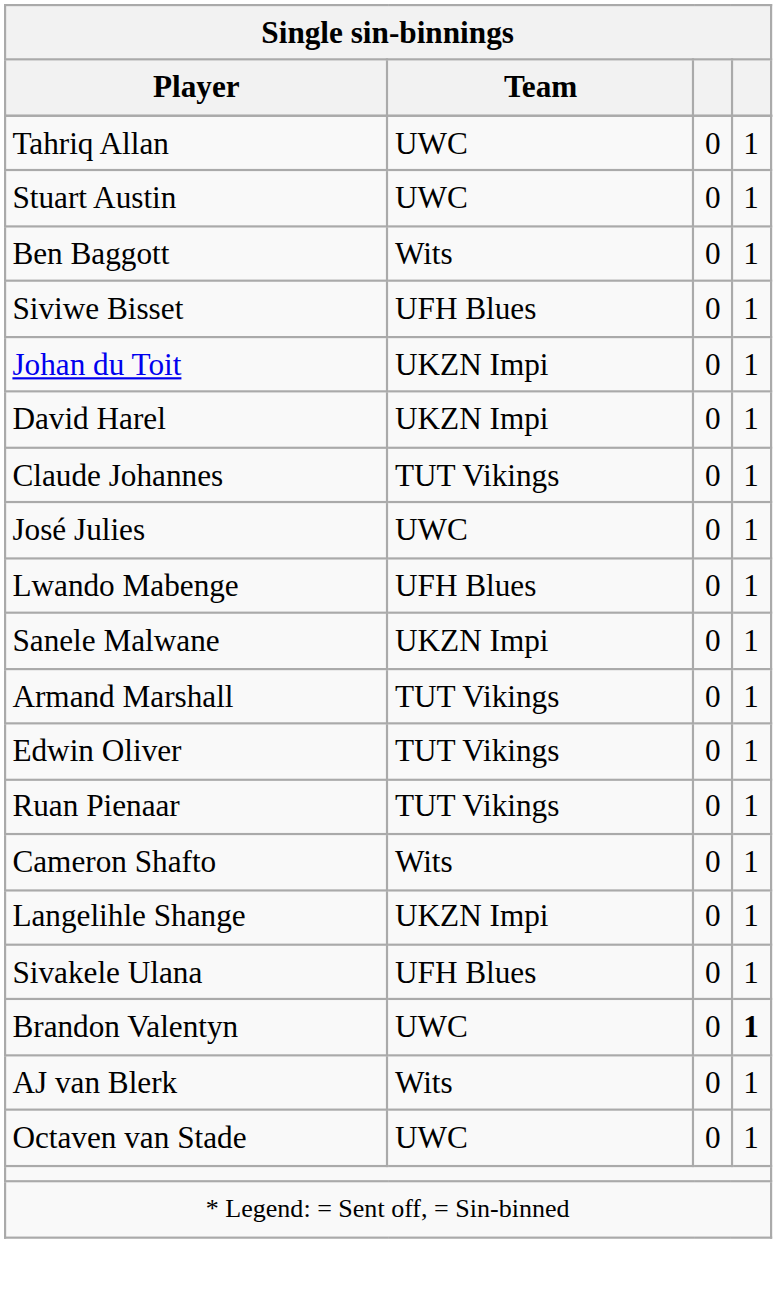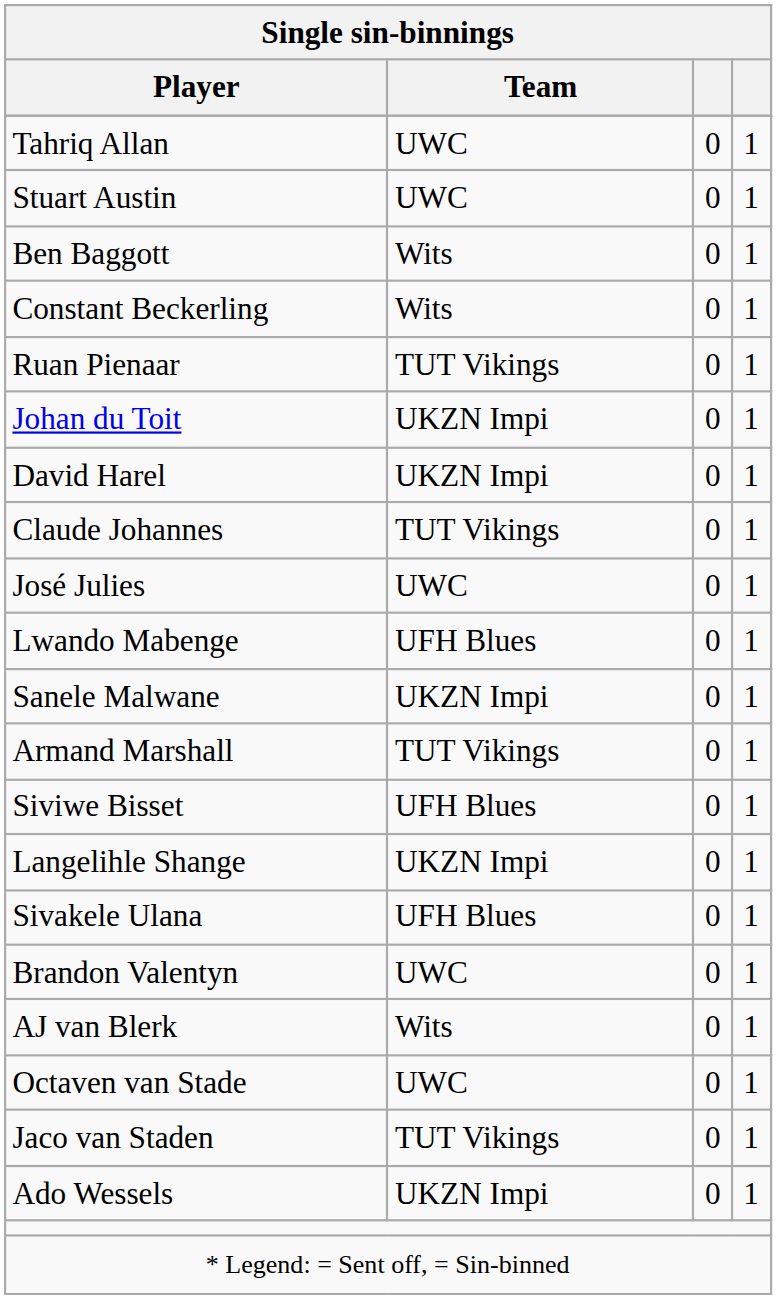+ row: (140, 309)
rows swapped: (98, 309) <-> (96, 806)
- row: (97, 751)
- row: (114, 861)
(751, 1027) bold -> (751, 972) normal
+ row: (113, 1138)
+ row: (93, 1193)
